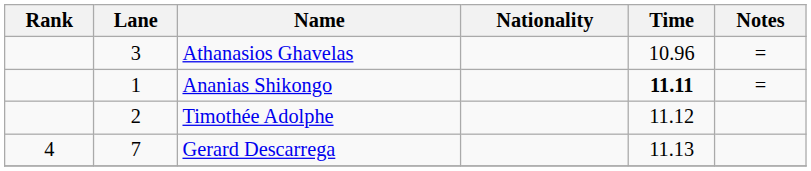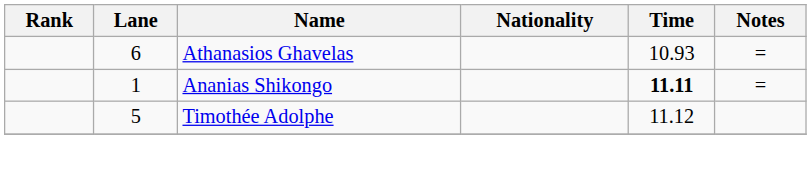(136, 52) 3 -> (136, 52) 6
(672, 52) 10.96 -> (672, 52) 10.93
(136, 117) 2 -> (136, 117) 5
- row: (259, 149)
